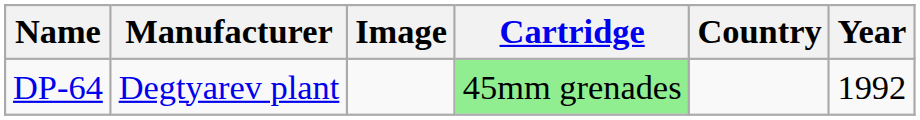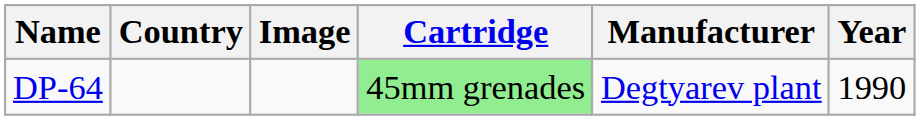columns swapped: (229, 31) <-> (759, 31)
(872, 86) 1992 -> (872, 86) 1990
